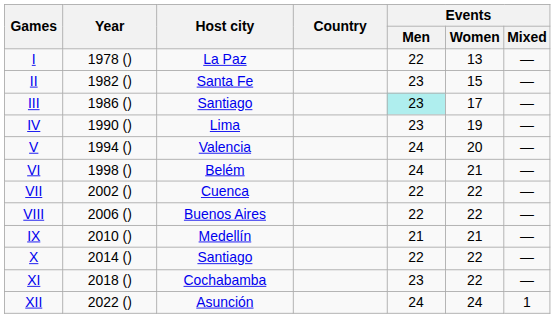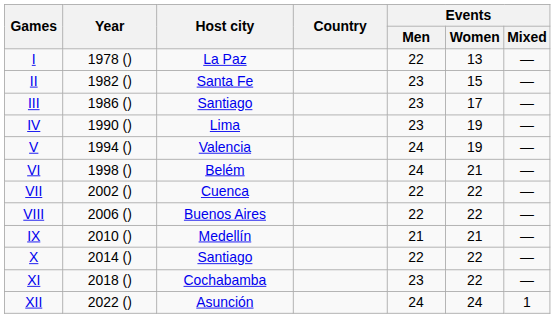(416, 103) paleturquoise background -> (416, 103) no background
(475, 147) 20 -> (475, 147) 19
